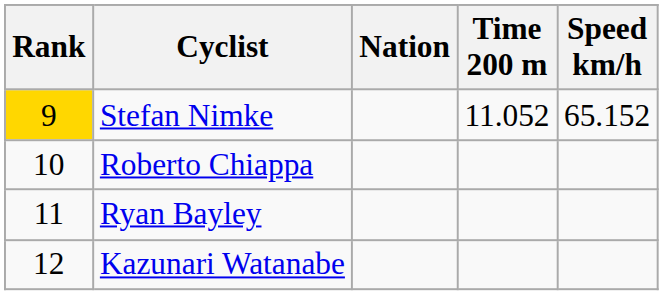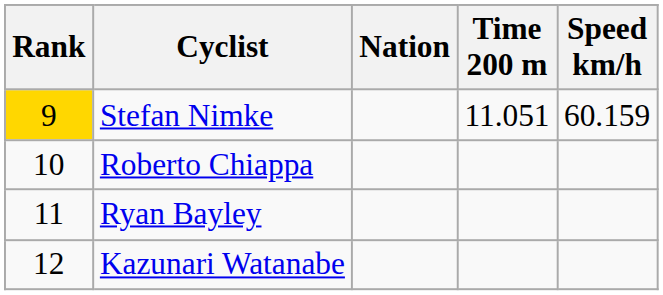(507, 114) 11.052 -> (507, 114) 11.051
(607, 114) 65.152 -> (607, 114) 60.159
